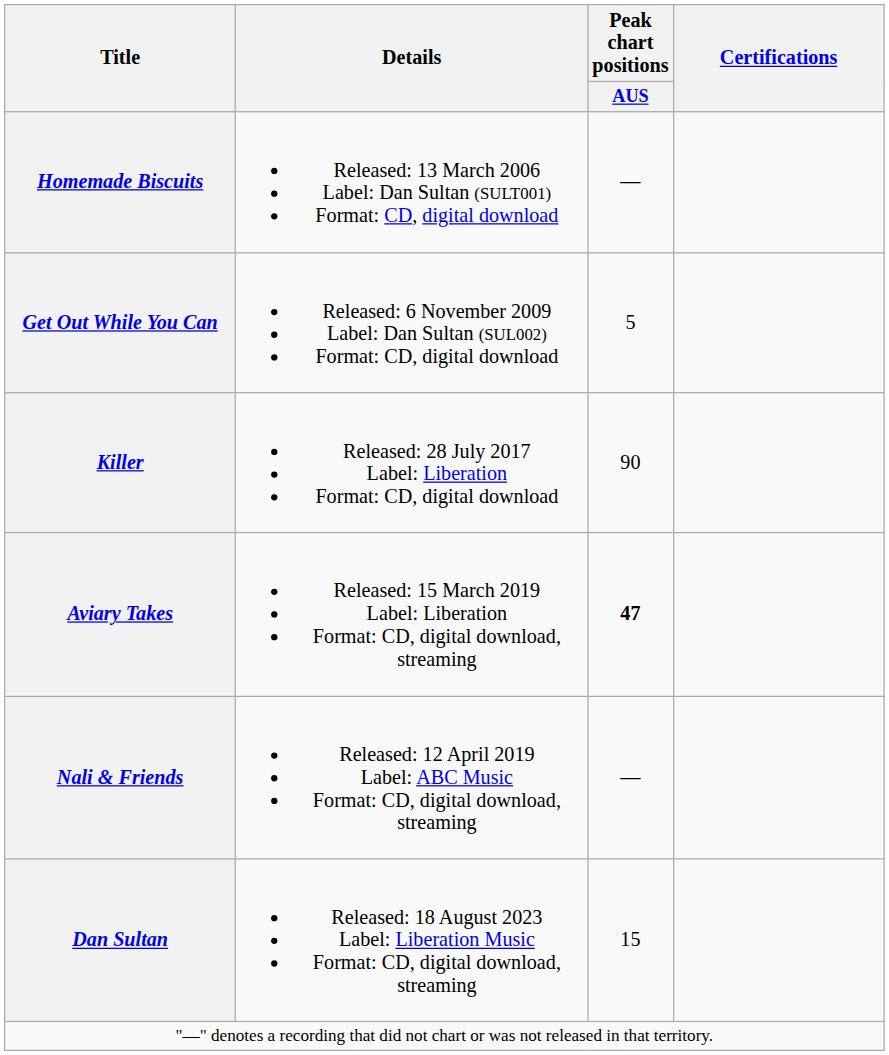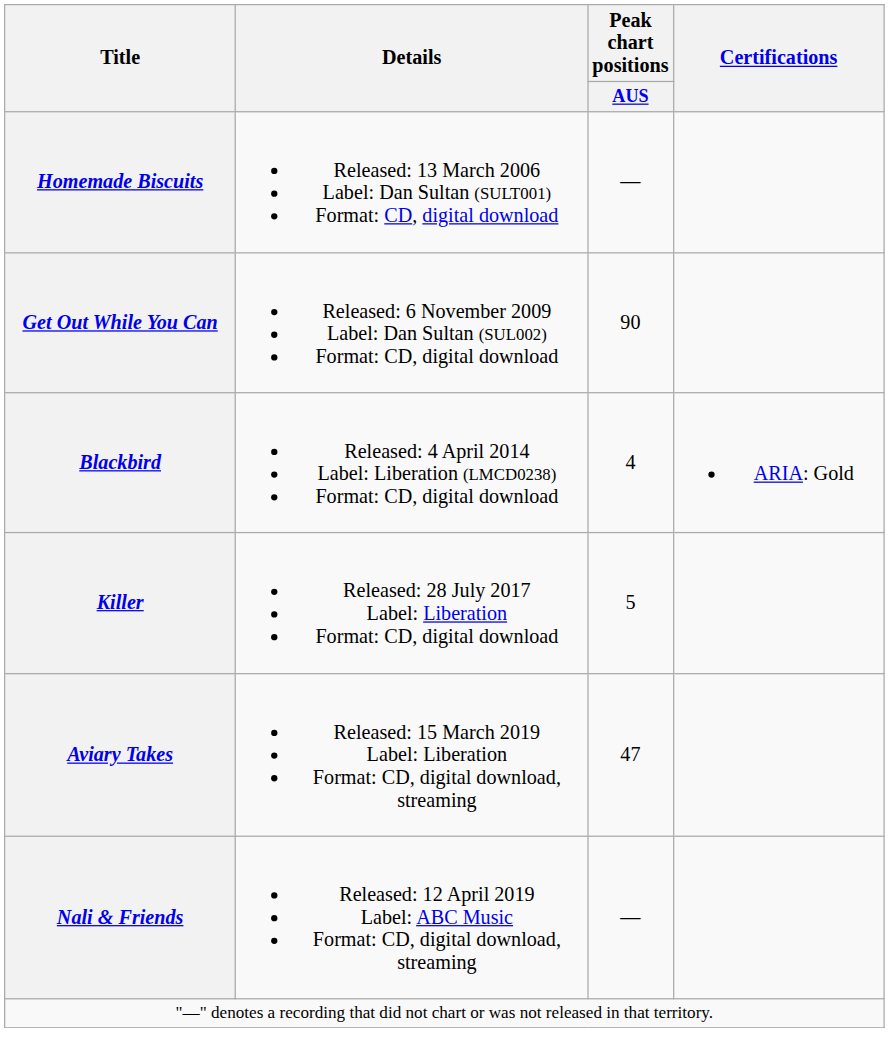(630, 322) 5 -> (630, 322) 90
+ row: (120, 462)
(630, 462) 90 -> (630, 602) 5
(630, 614) bold -> (630, 754) normal
- row: (120, 940)
